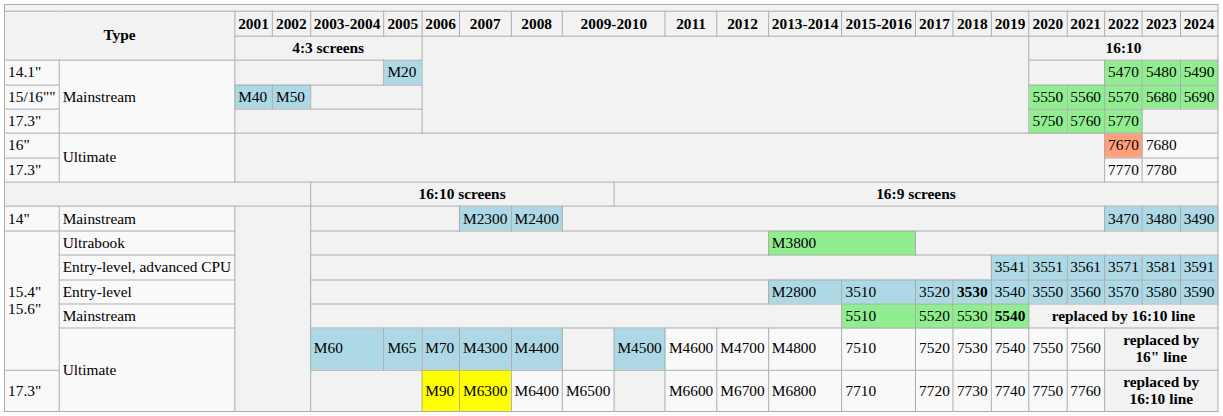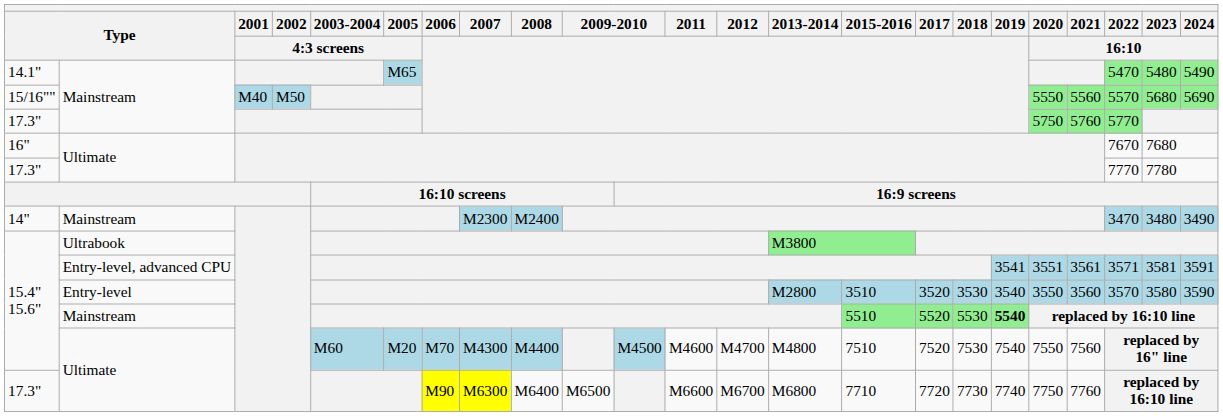(402, 72) M20 -> (402, 72) M65
(1123, 145) lightsalmon background -> (1123, 145) no background
(972, 291) bold -> (972, 291) normal
(402, 349) M65 -> (402, 349) M20
